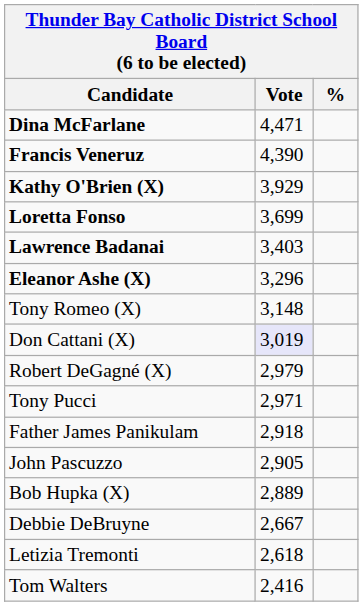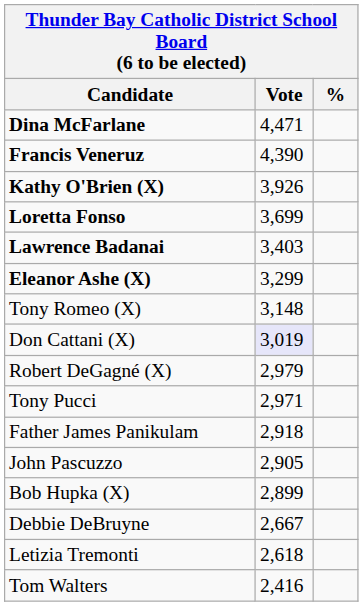(282, 186) 3,929 -> (282, 186) 3,926
(282, 278) 3,296 -> (282, 278) 3,299
(282, 493) 2,889 -> (282, 493) 2,899
